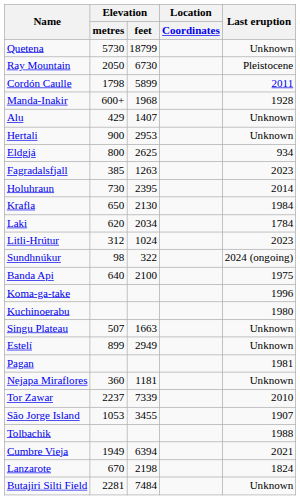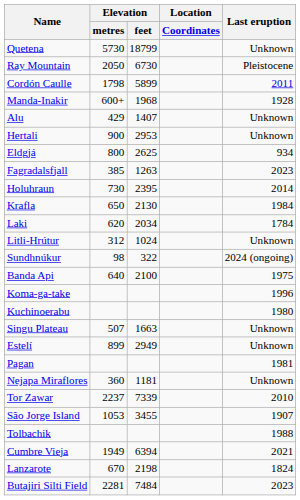(282, 240) 2023 -> (271, 240) Unknown
(271, 485) Unknown -> (282, 485) 2023
